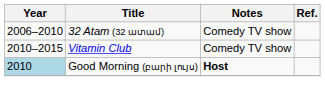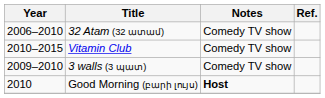+ row: (107, 66)
(19, 66) lightblue background -> (19, 84) no background
